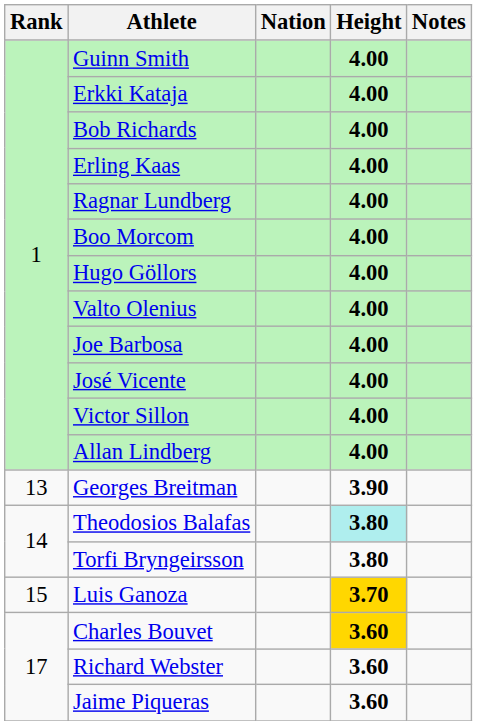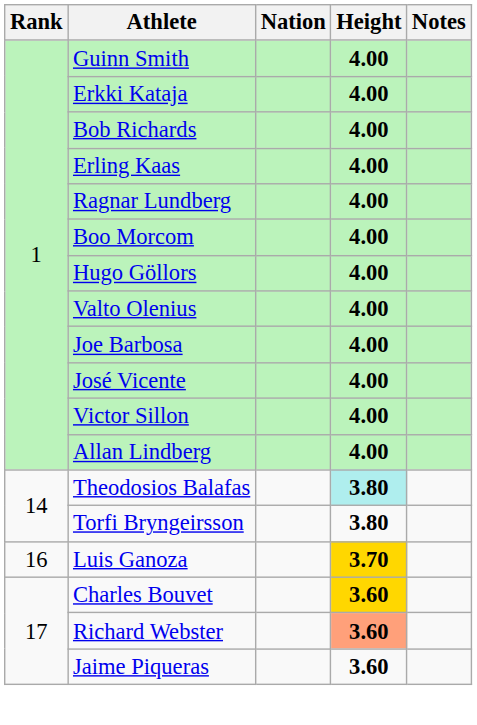- row: (155, 487)
(36, 594) 15 -> (36, 559) 16
(369, 666) no background -> (369, 630) lightsalmon background
